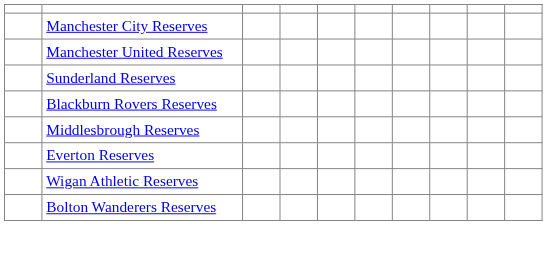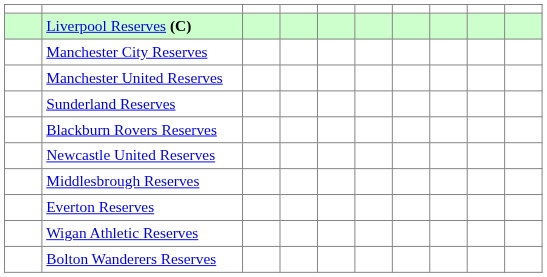+ row: (119, 26)
+ row: (131, 155)
